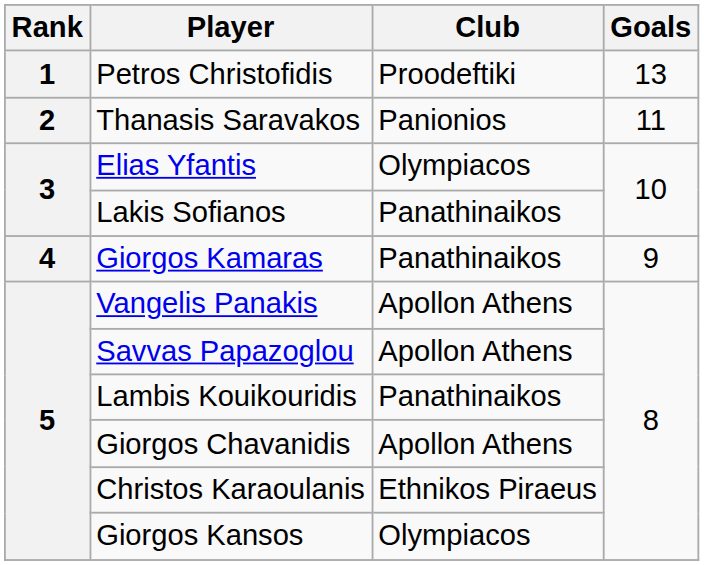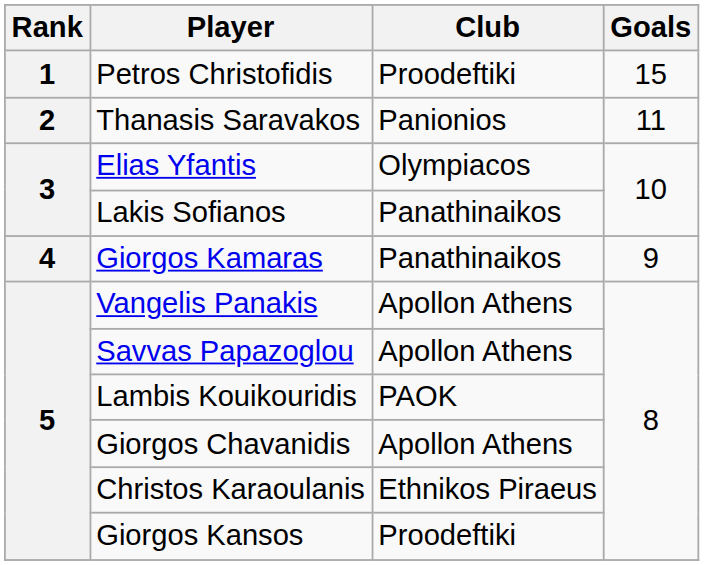(651, 73) 13 -> (651, 73) 15
(470, 397) Panathinaikos -> (418, 397) PAOK
(454, 535) Olympiacos -> (447, 535) Proodeftiki
